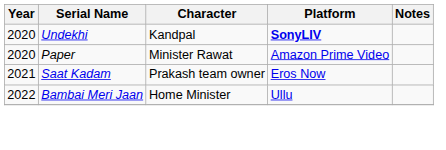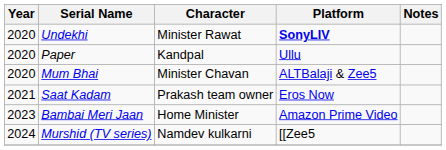(172, 34) Kandpal -> (199, 34) Minister Rawat
(191, 54) Minister Rawat -> (181, 54) Kandpal
(330, 54) Amazon Prime Video -> (290, 54) Ullu
+ row: (70, 74)
(21, 94) 2022 -> (21, 114) 2023
(282, 94) Ullu -> (338, 114) Amazon Prime Video
+ row: (96, 134)
